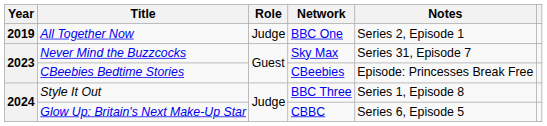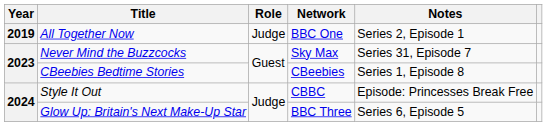(445, 72) Episode: Princesses Break Free -> (411, 72) Series 1, Episode 8
(321, 92) BBC Three -> (308, 92) CBBC
(411, 92) Series 1, Episode 8 -> (445, 92) Episode: Princesses Break Free
(308, 111) CBBC -> (321, 111) BBC Three
